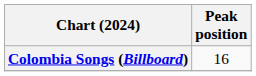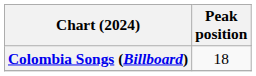(221, 58) 16 -> (221, 58) 18
